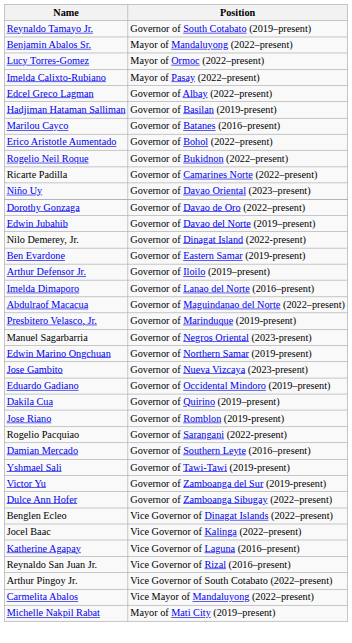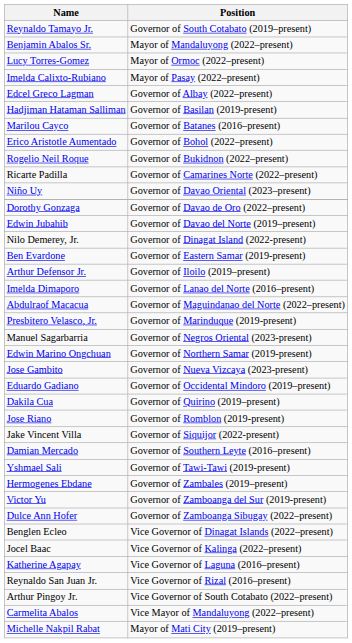- row: (43, 434)
+ row: (44, 434)
+ row: (49, 483)
